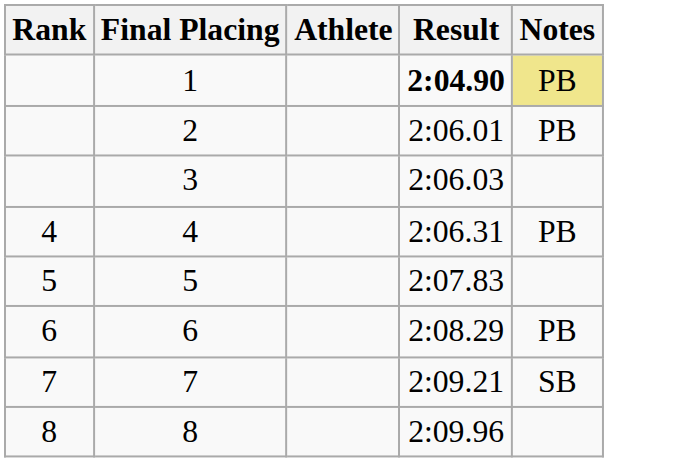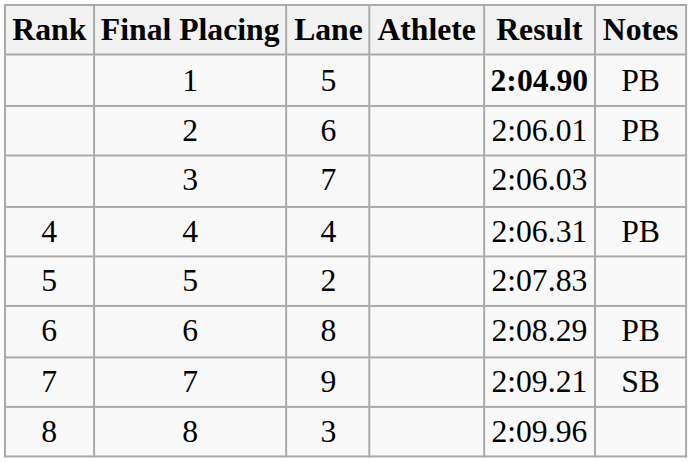+ column: (328, 29)
(557, 79) khaki background -> (641, 79) no background
